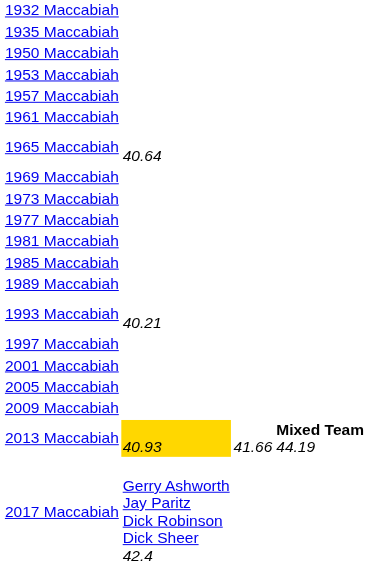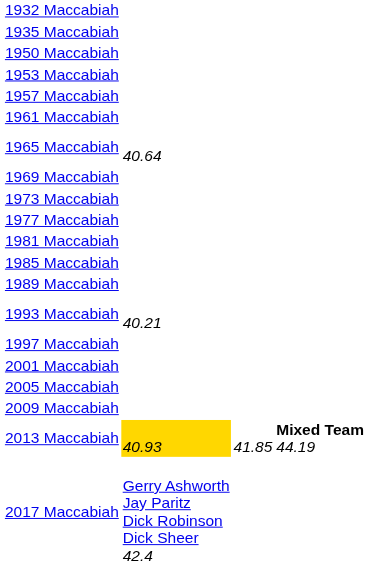(253, 447) 41.66 -> (253, 447) 41.85
